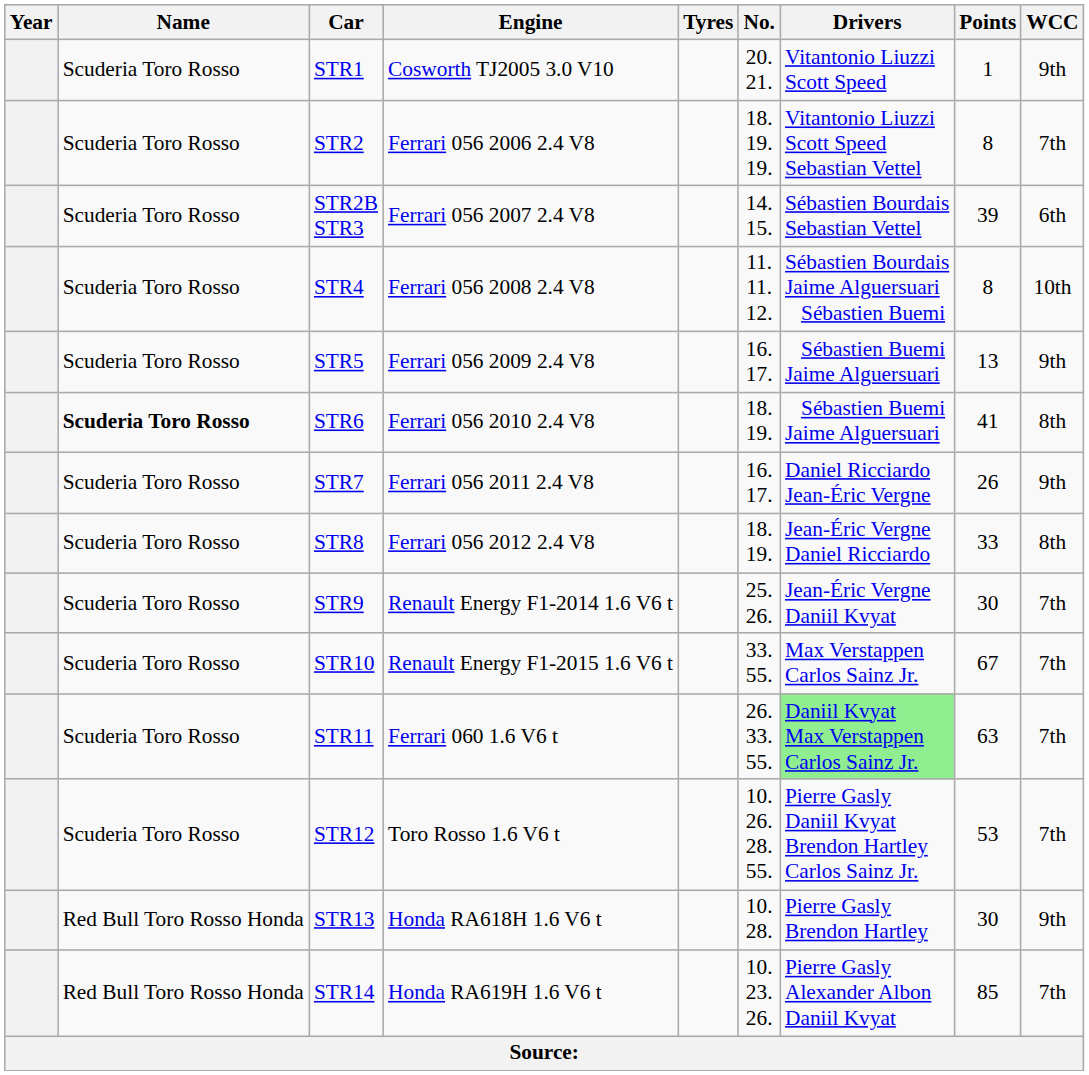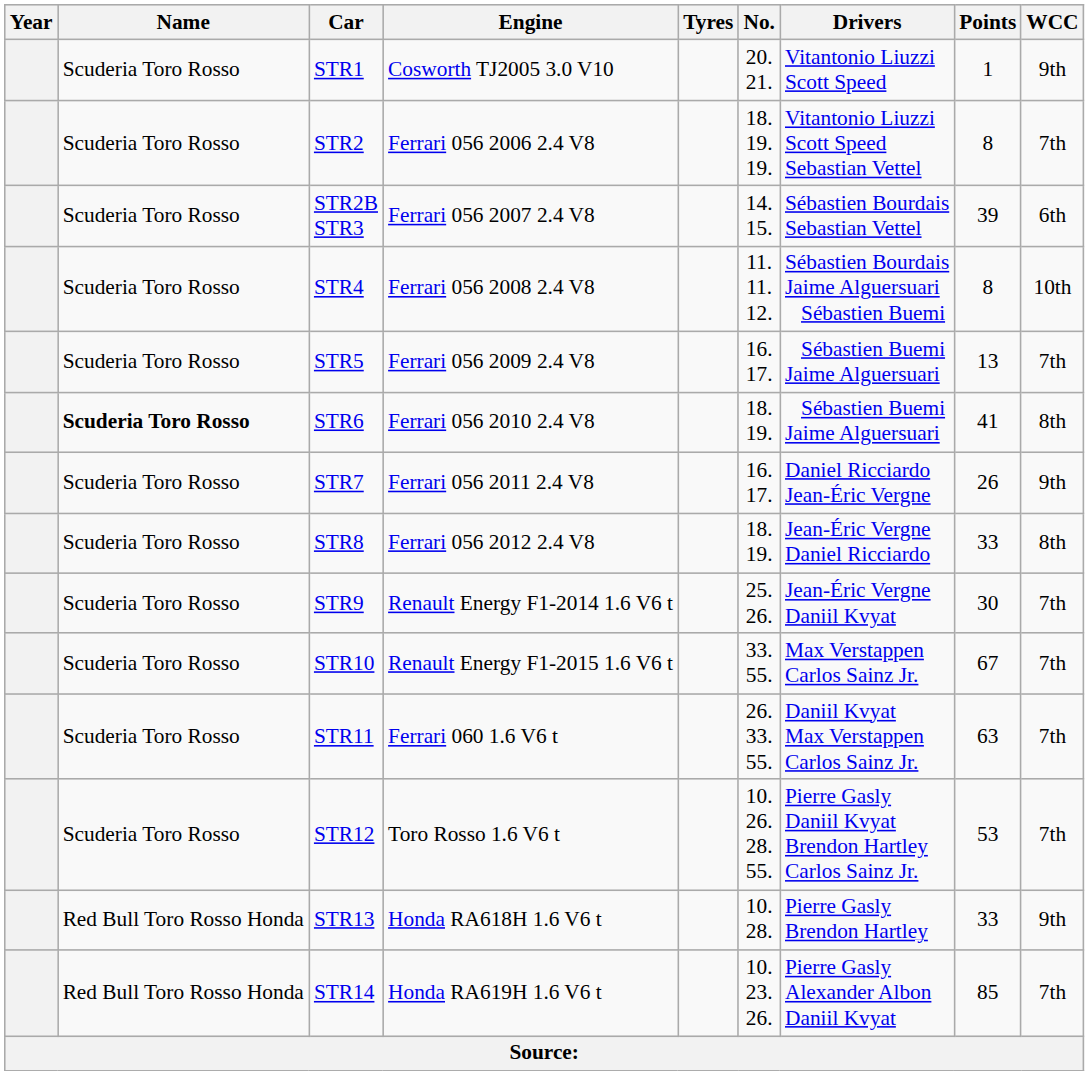(1052, 361) 9th -> (1052, 361) 7th
(854, 735) lightgreen background -> (854, 735) no background
(988, 919) 30 -> (988, 919) 33
